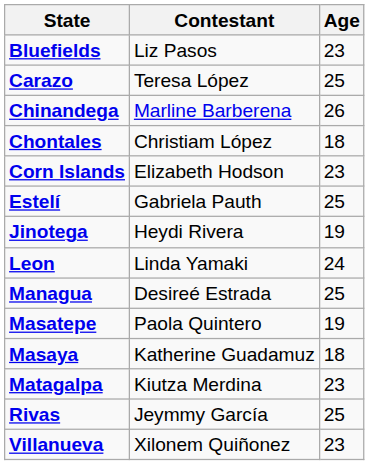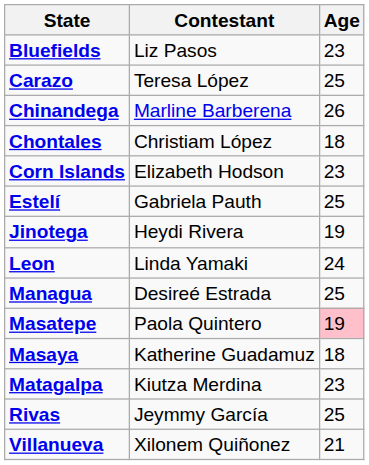(334, 323) no background -> (334, 323) pink background
(334, 444) 23 -> (334, 444) 21
